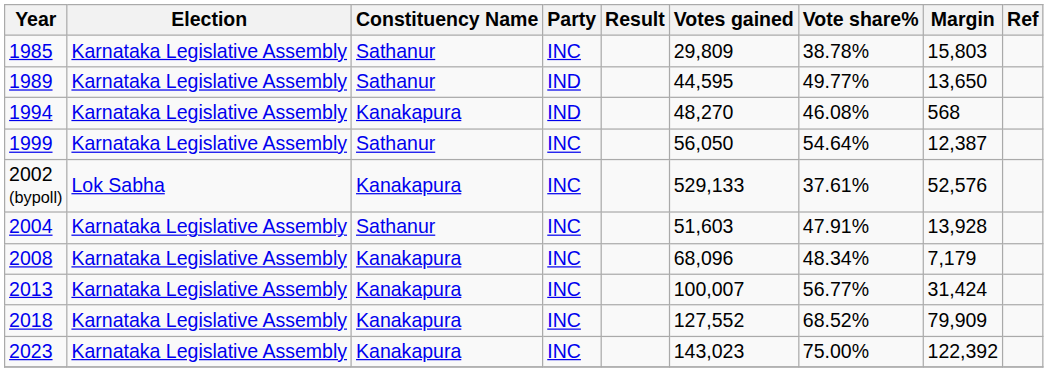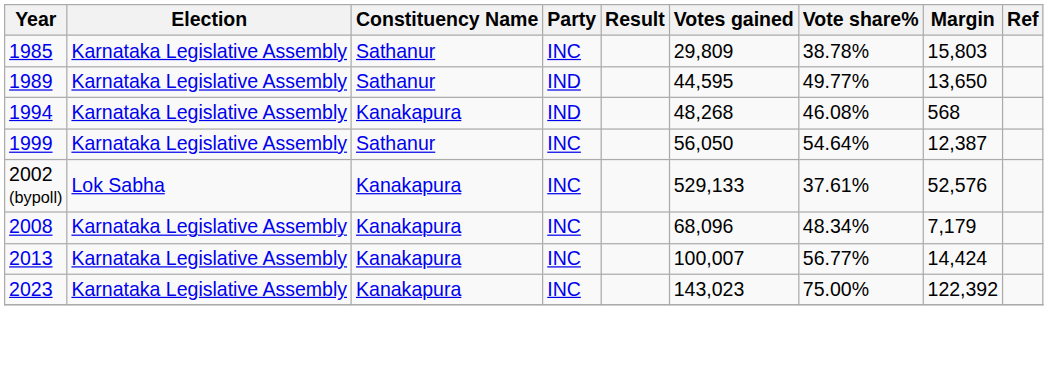(704, 112) 48,270 -> (704, 112) 48,268
- row: (31, 227)
(957, 289) 31,424 -> (957, 258) 14,424
- row: (31, 320)
